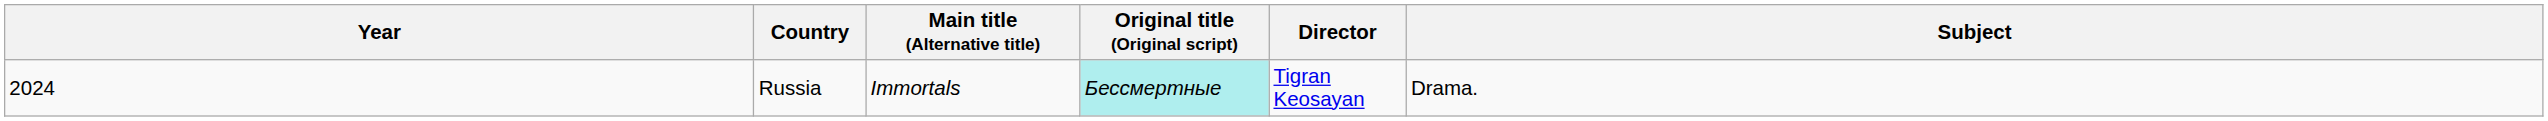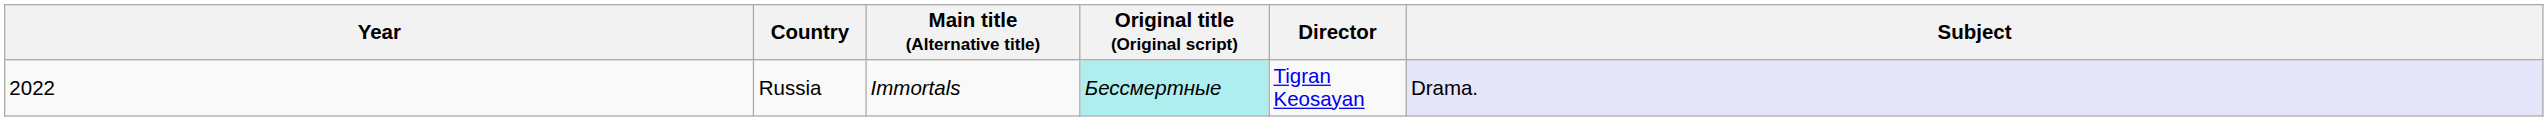(32, 87) 2024 -> (32, 87) 2022
(1444, 87) no background -> (1444, 87) lavender background
